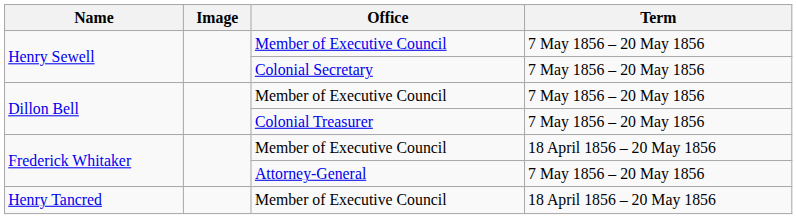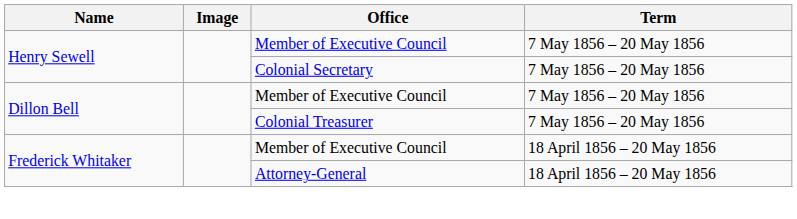(616, 174) 7 May 1856 – 20 May 1856 -> (622, 174) 18 April 1856 – 20 May 1856
- row: (55, 200)
